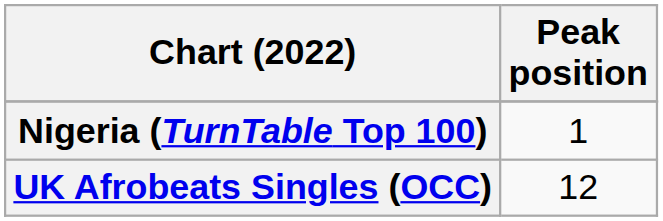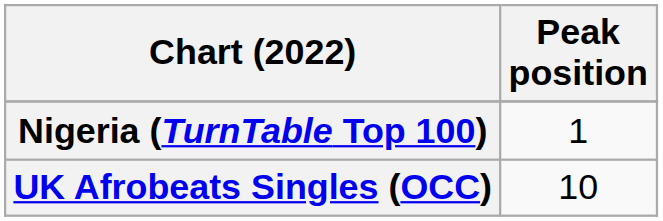(578, 186) 12 -> (578, 186) 10
